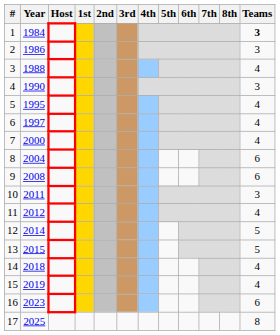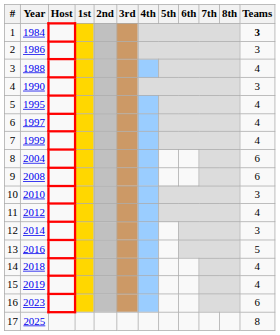(34, 141) 2000 -> (34, 141) 1999
(34, 195) 2011 -> (34, 195) 2010
(257, 231) 5 -> (257, 231) 3
(34, 249) 2015 -> (34, 249) 2016
